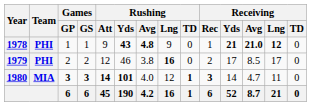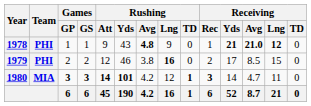(125, 45) bold -> (125, 45) normal
(276, 61) 17 -> (276, 61) 15
(147, 77) 4.0 -> (147, 77) 4.2
